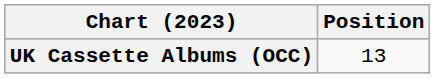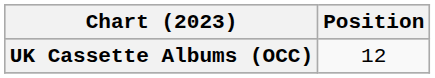(374, 56) 13 -> (374, 56) 12
